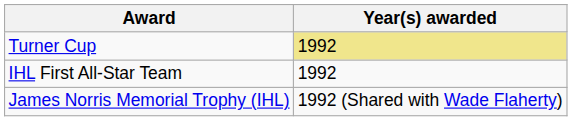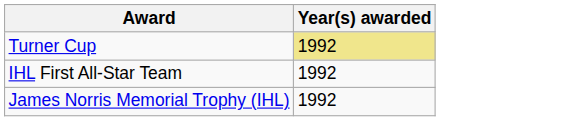(430, 101) 1992 (Shared with Wade Flaherty) -> (317, 101) 1992
